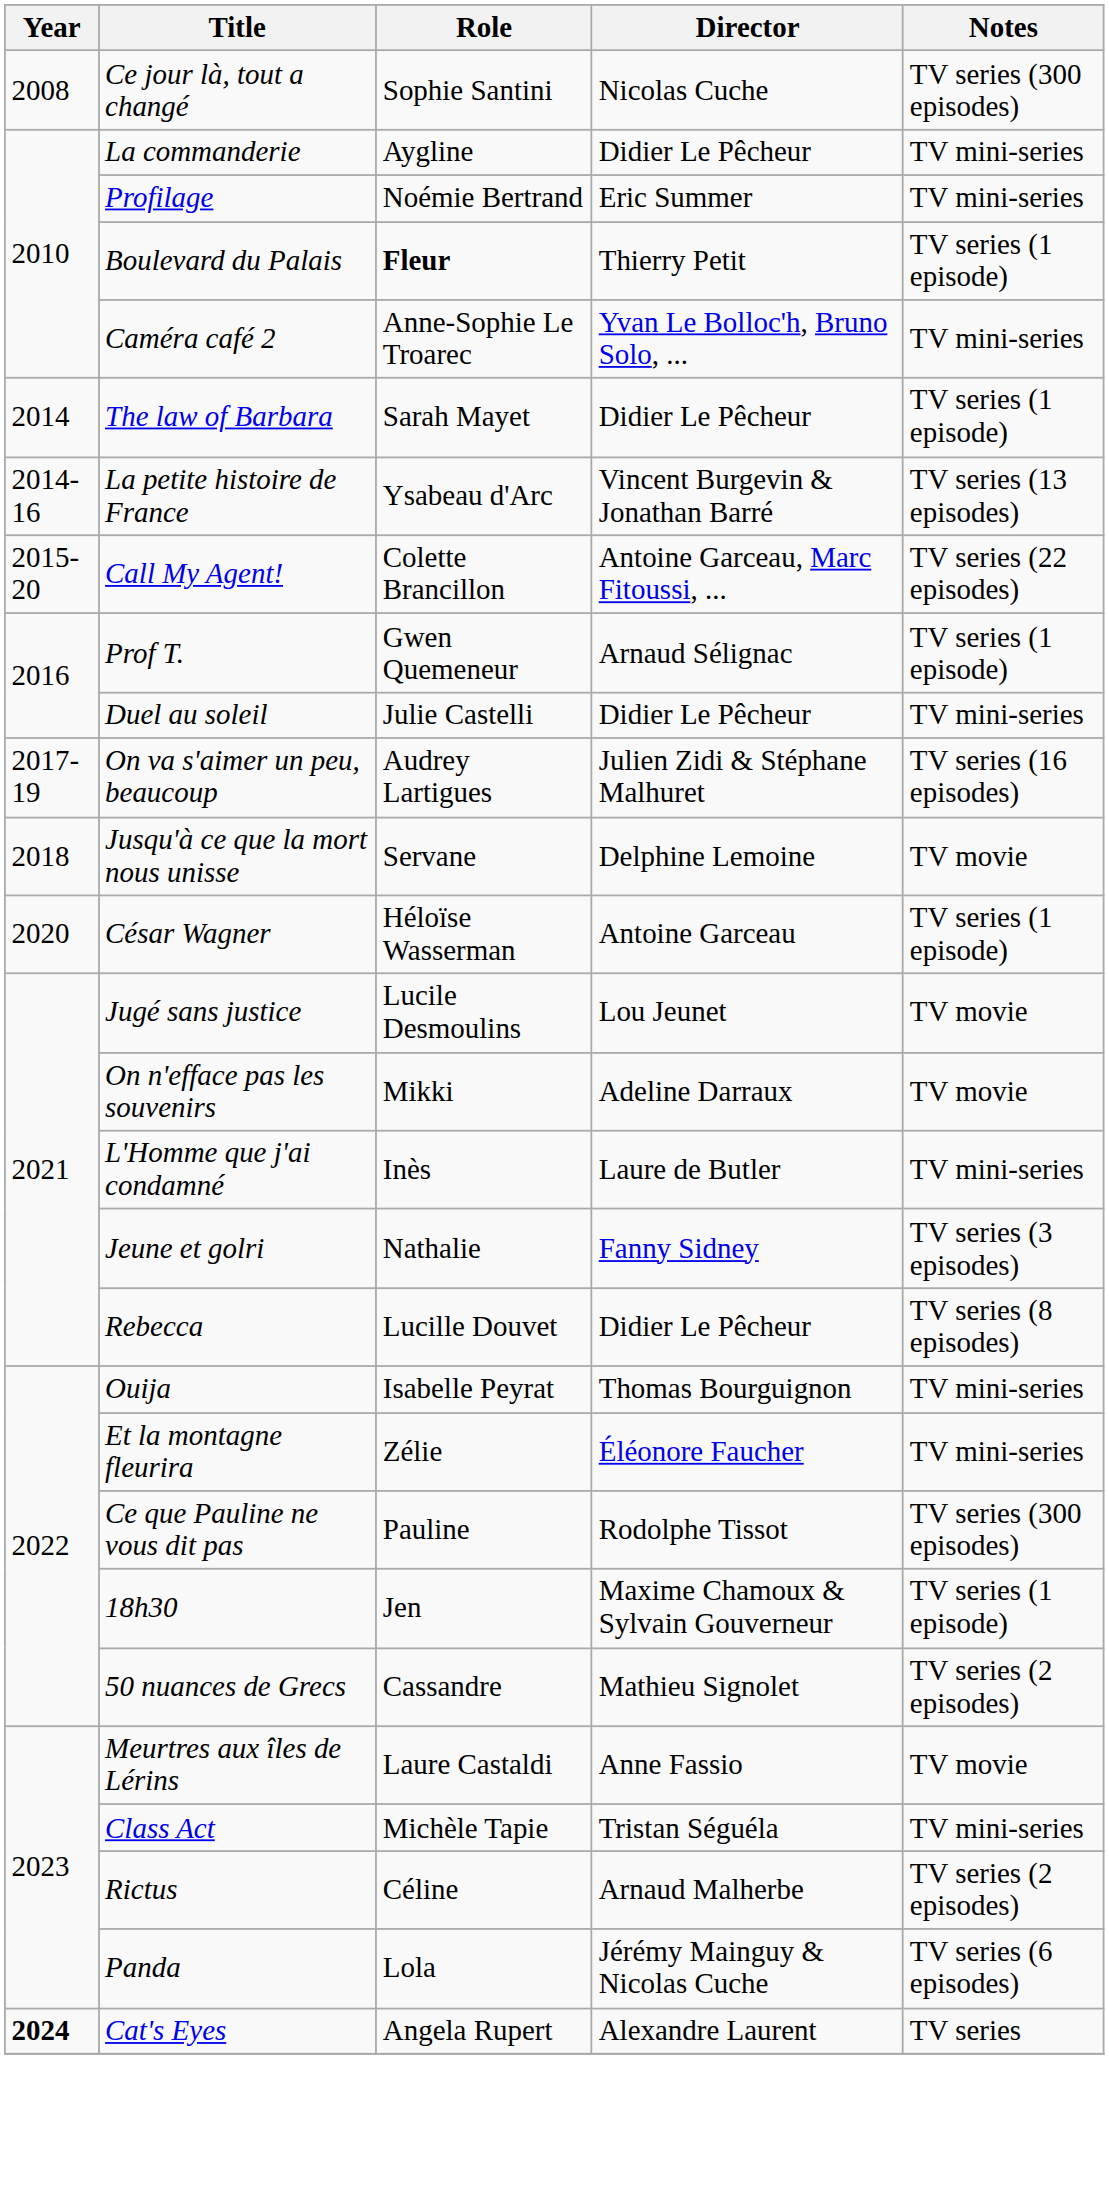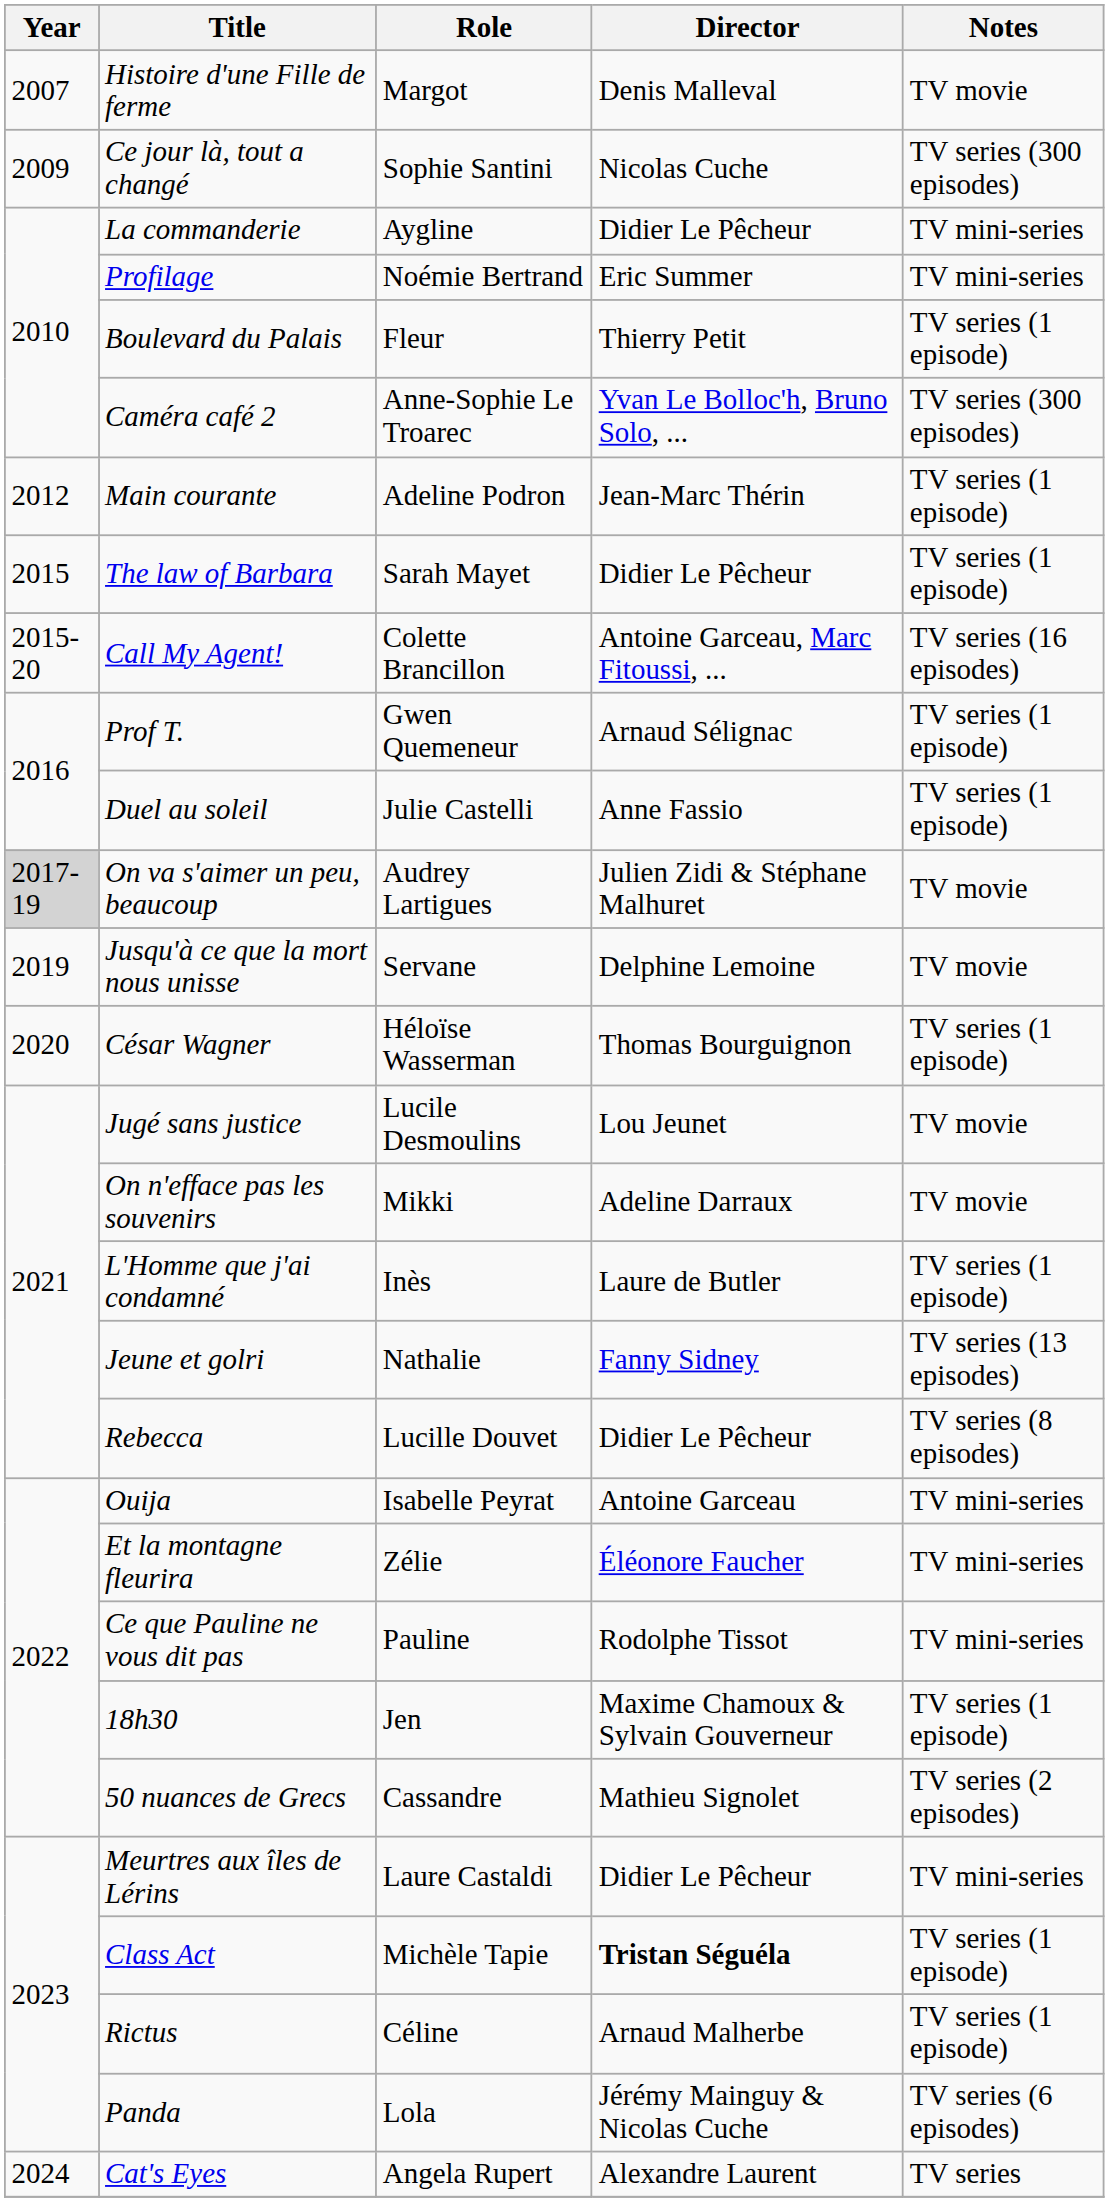+ row: (235, 89)
(41, 89) 2008 -> (41, 168) 2009
(417, 260) bold -> (413, 338) normal
(997, 338) TV mini-series -> (996, 417) TV series (300 episodes)
+ row: (191, 495)
(41, 417) 2014 -> (41, 574) 2015
- row: (221, 495)
(988, 574) TV series (22 episodes) -> (988, 652) TV series (16 episodes)
(705, 714) Didier Le Pêcheur -> (671, 809) Anne Fassio
(997, 714) TV mini-series -> (981, 809) TV series (1 episode)
(45, 777) no background -> (45, 888) lightgrey background
(988, 777) TV series (16 episodes) -> (969, 888) TV movie
(41, 855) 2018 -> (41, 966) 2019
(697, 934) Antoine Garceau -> (725, 1045) Thomas Bourguignon
(997, 1169) TV mini-series -> (981, 1280) TV series (1 episode)
(981, 1248) TV series (3 episodes) -> (988, 1359) TV series (13 episodes)
(725, 1388) Thomas Bourguignon -> (697, 1499) Antoine Garceau
(996, 1529) TV series (300 episodes) -> (997, 1640) TV mini-series
(671, 1765) Anne Fassio -> (705, 1876) Didier Le Pêcheur
(969, 1765) TV movie -> (997, 1876) TV mini-series
(689, 1827) normal -> (695, 1954) bold
(997, 1827) TV mini-series -> (981, 1954) TV series (1 episode)
(981, 1889) TV series (2 episodes) -> (981, 2033) TV series (1 episode)
(41, 2030) bold -> (41, 2173) normal
